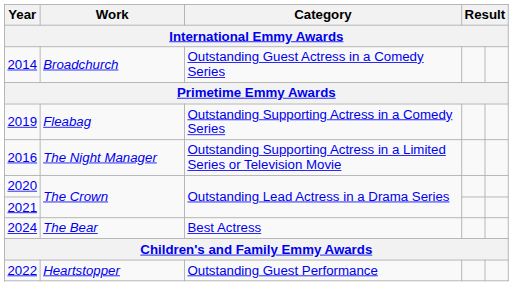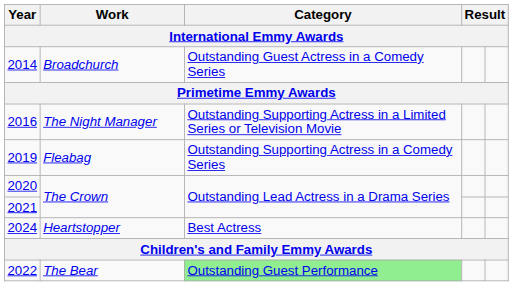rows swapped: (22, 157) <-> (22, 121)
(70, 228) The Bear -> (82, 228) Heartstopper
(82, 270) Heartstopper -> (70, 270) The Bear
(283, 270) no background -> (283, 270) lightgreen background
